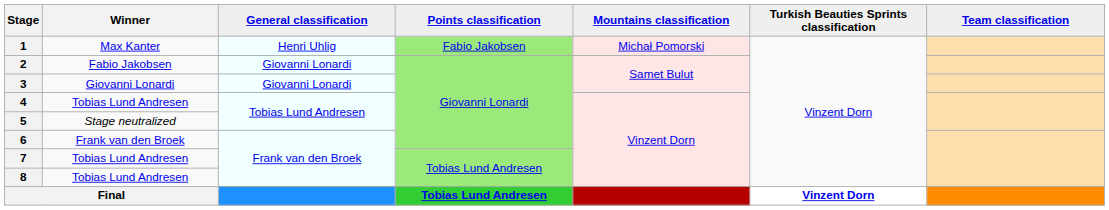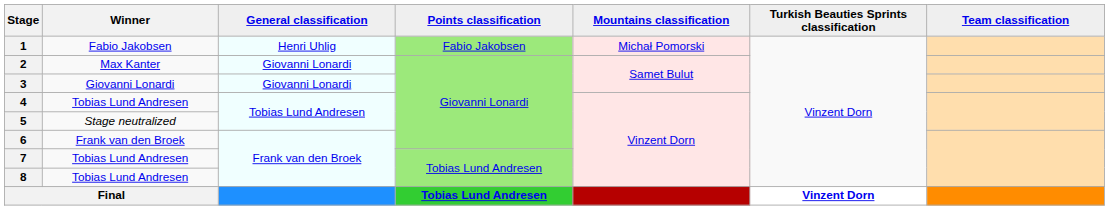(130, 46) Max Kanter -> (130, 46) Fabio Jakobsen
(130, 65) Fabio Jakobsen -> (130, 65) Max Kanter
